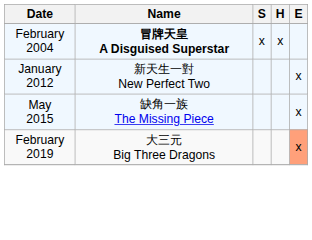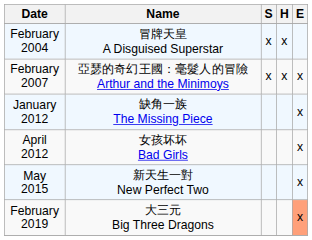(164, 41) bold -> (163, 41) normal
+ row: (35, 76)
(164, 77) 新天生一對 New Perfect Two -> (163, 112) 缺角一族 The Missing Piece
+ row: (35, 147)
(164, 112) 缺角一族 The Missing Piece -> (163, 182) 新天生一對 New Perfect Two
